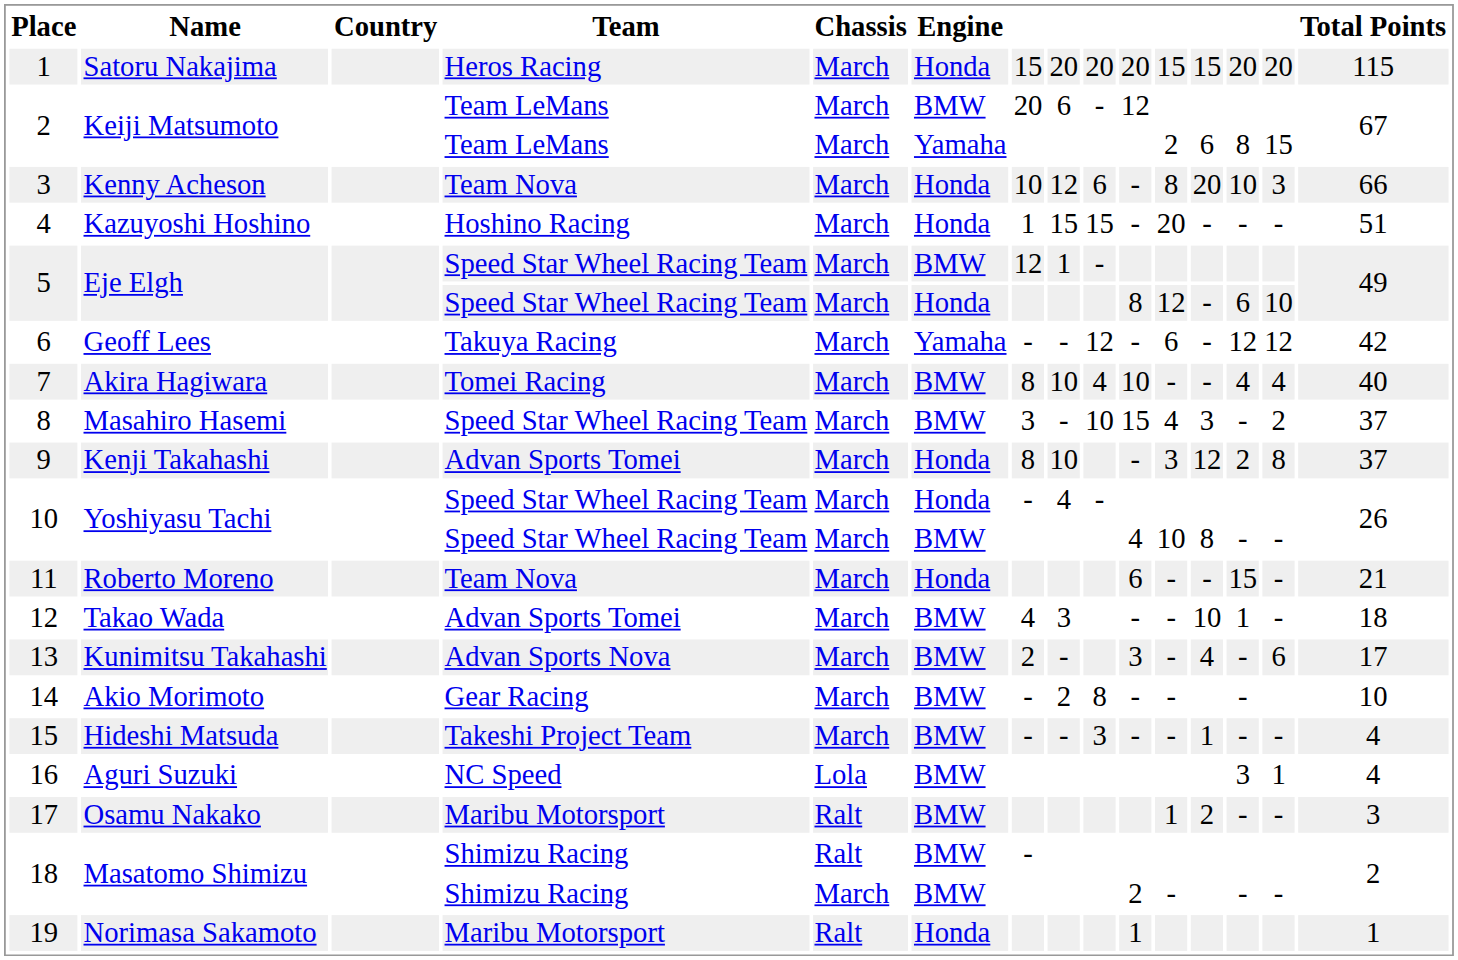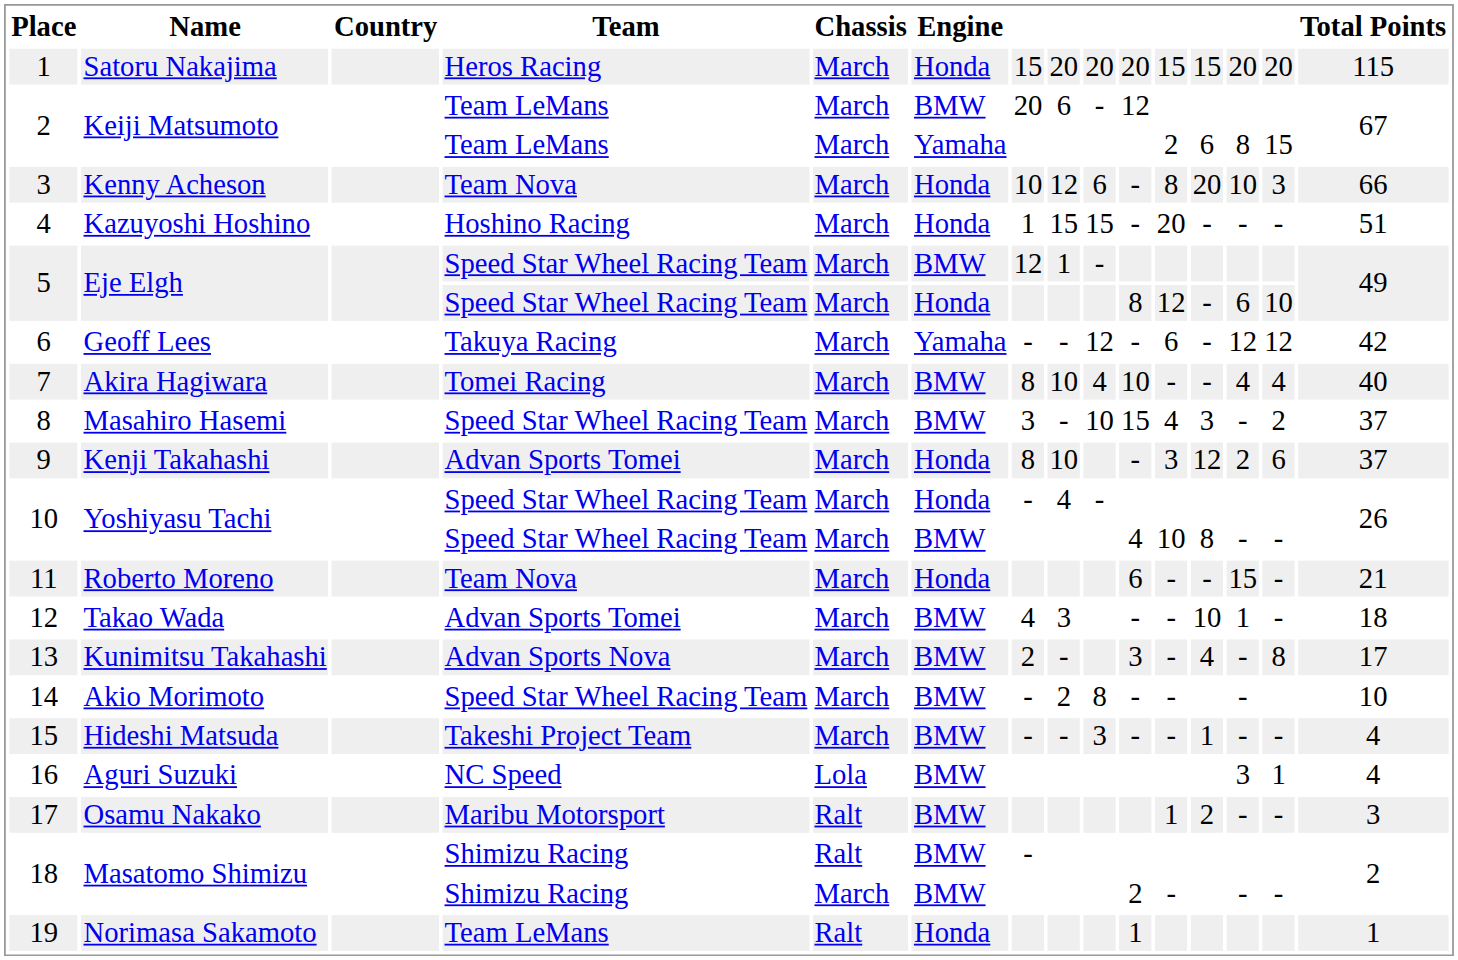(1279, 460) 8 -> (1279, 460) 6
(1279, 656) 6 -> (1279, 656) 8
(516, 696) Gear Racing -> (626, 696) Speed Star Wheel Racing Team
(555, 932) Maribu Motorsport -> (527, 932) Team LeMans
